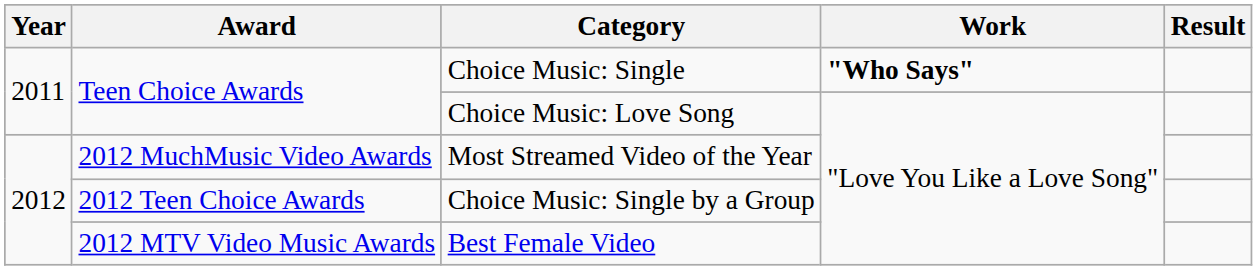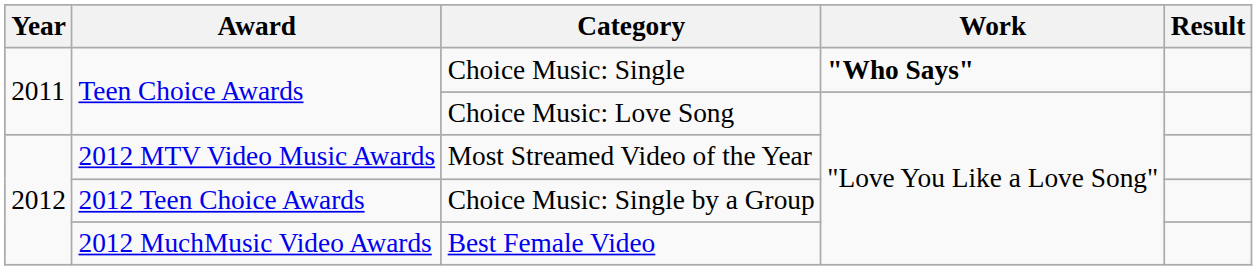(255, 156) 2012 MuchMusic Video Awards -> (257, 156) 2012 MTV Video Music Awards
(257, 243) 2012 MTV Video Music Awards -> (255, 243) 2012 MuchMusic Video Awards
